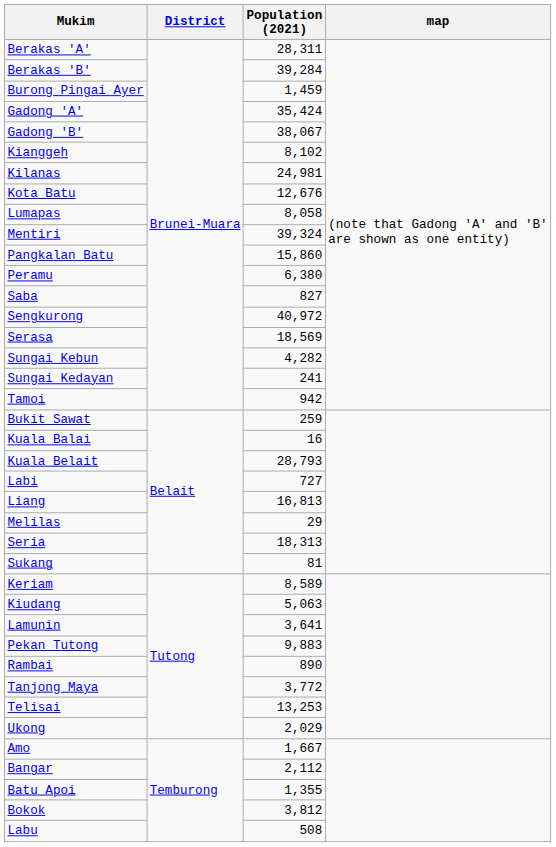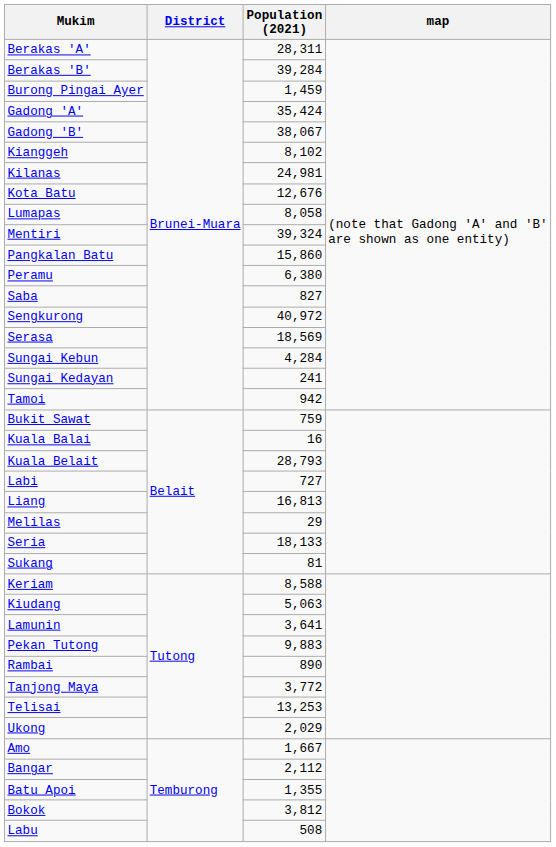(303, 358) 4,282 -> (303, 358) 4,284
(311, 420) 259 -> (311, 420) 759
(300, 543) 18,313 -> (300, 543) 18,133
(303, 584) 8,589 -> (303, 584) 8,588
